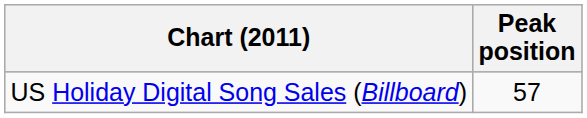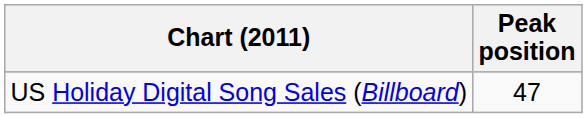(527, 91) 57 -> (527, 91) 47
